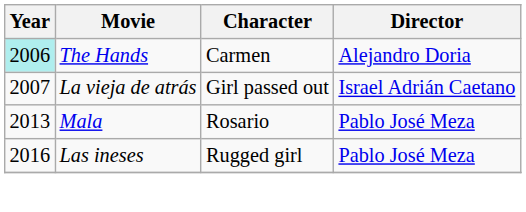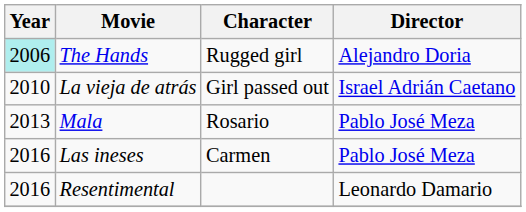(238, 55) Carmen -> (254, 55) Rugged girl
(30, 88) 2007 -> (30, 88) 2010
(254, 155) Rugged girl -> (238, 155) Carmen
+ row: (117, 189)
